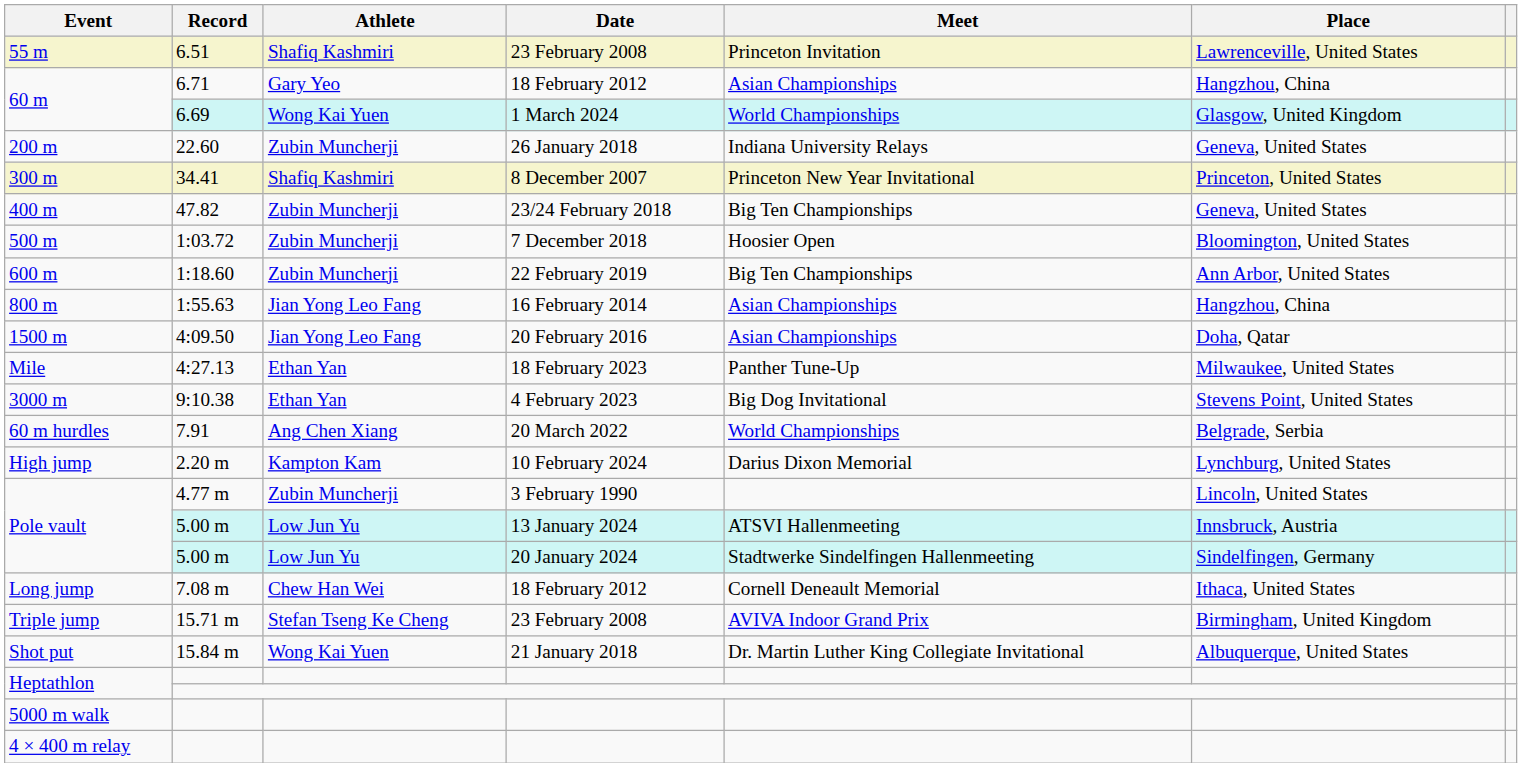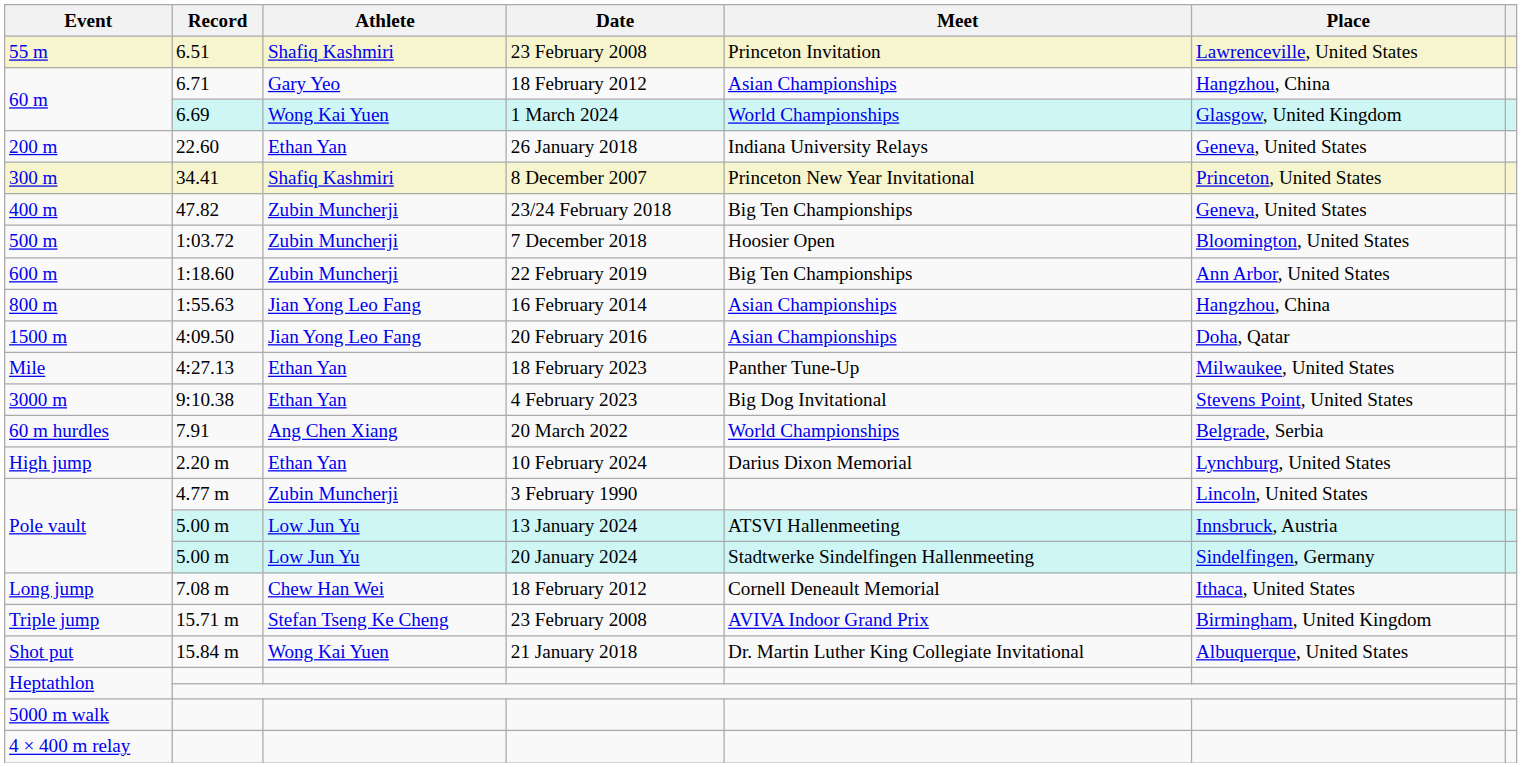(333, 146) Zubin Muncherji -> (307, 146) Ethan Yan
(324, 462) Kampton Kam -> (307, 462) Ethan Yan
